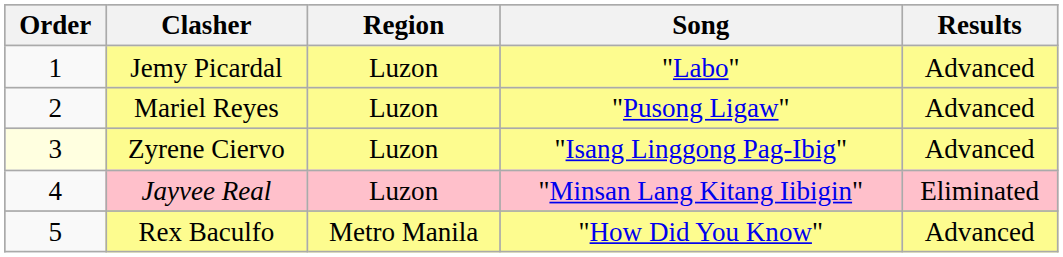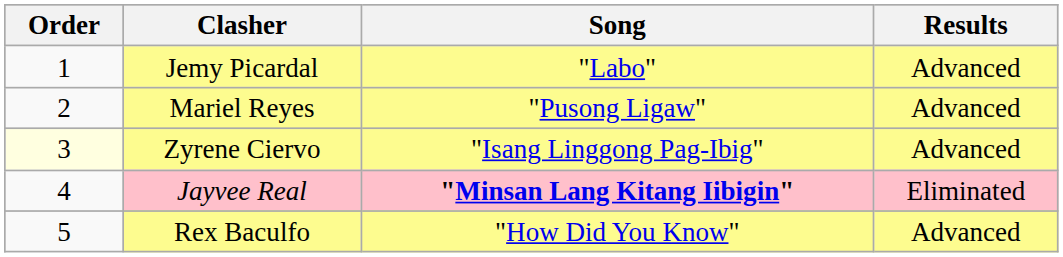- column: (404, 25)
(701, 190) normal -> (617, 190) bold
